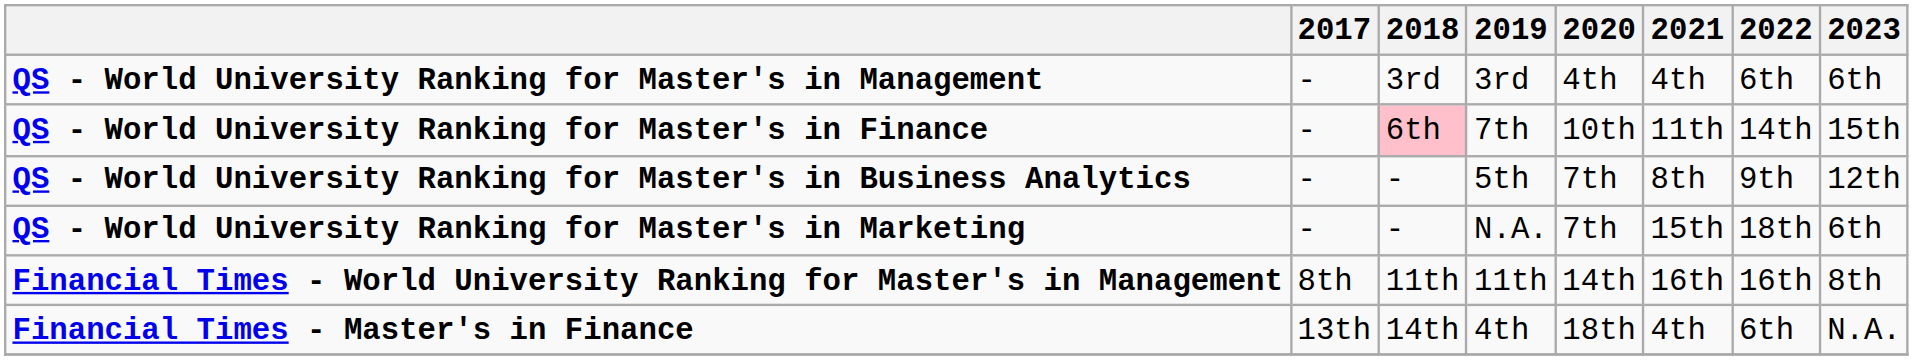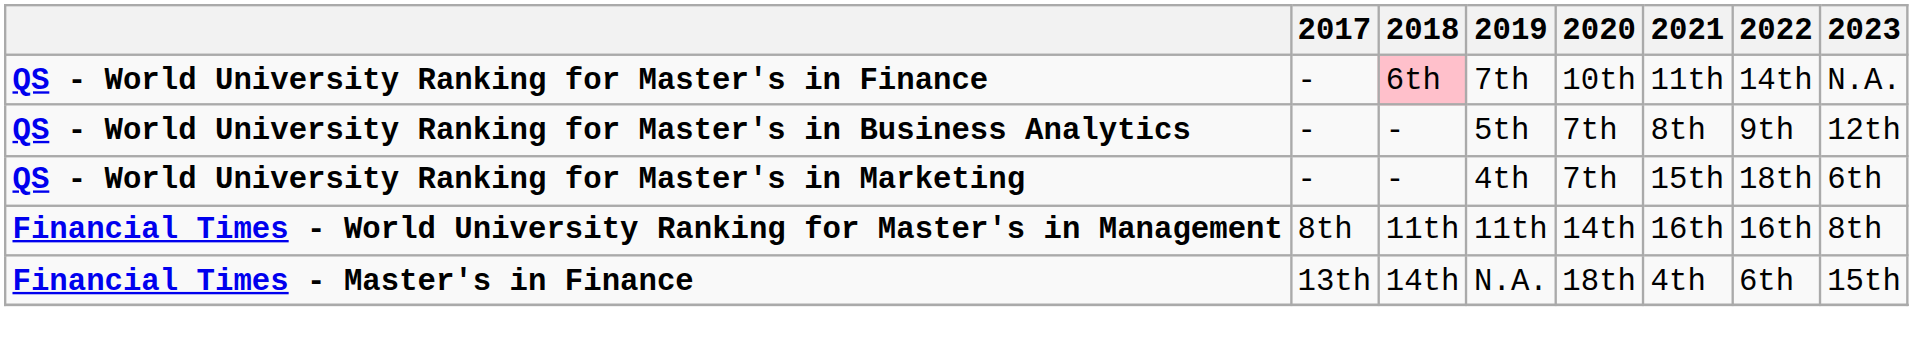- row: (528, 80)
(1864, 130) 15th -> (1864, 80) N.A.
(1511, 230) N.A. -> (1502, 180) 4th
(1502, 330) 4th -> (1511, 280) N.A.
(1864, 330) N.A. -> (1864, 280) 15th
